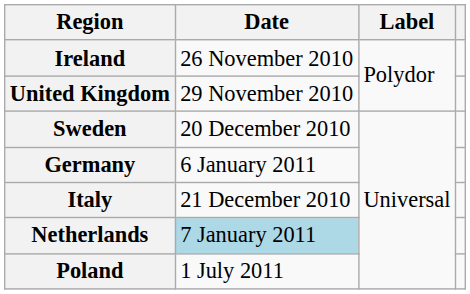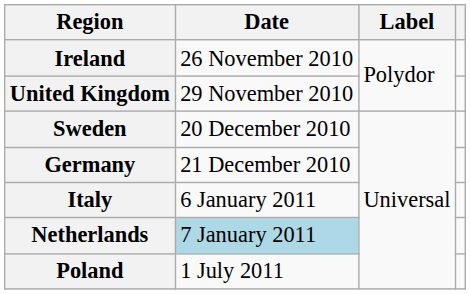(248, 164) 6 January 2011 -> (265, 164) 21 December 2010
(265, 199) 21 December 2010 -> (248, 199) 6 January 2011
